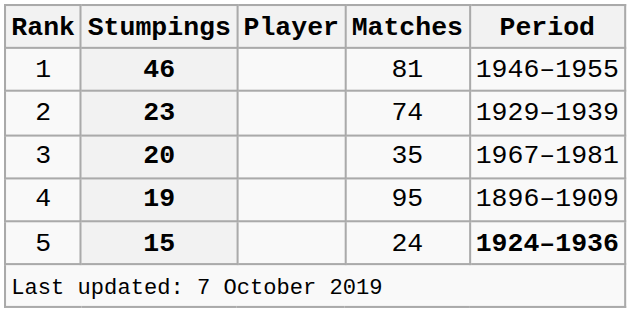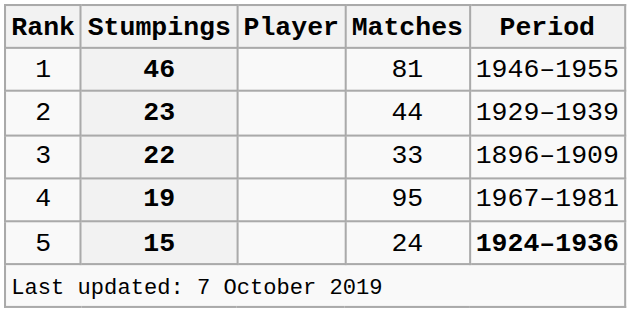(407, 113) 74 -> (407, 113) 44
(159, 156) 20 -> (159, 156) 22
(407, 156) 35 -> (407, 156) 33
(547, 156) 1967–1981 -> (547, 156) 1896–1909
(547, 200) 1896–1909 -> (547, 200) 1967–1981
